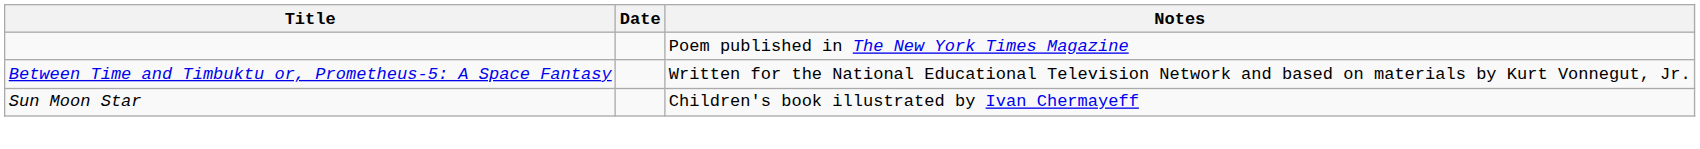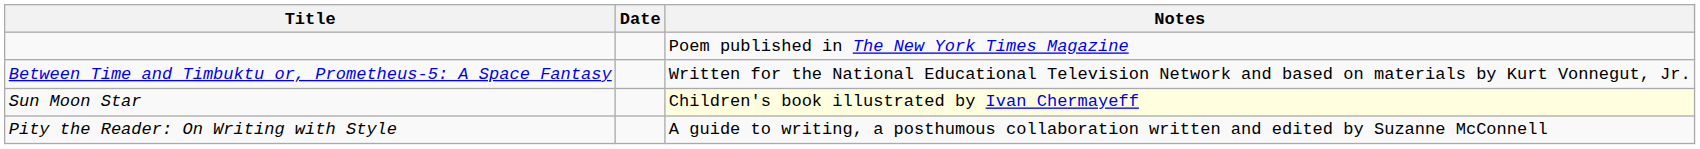(904, 102) no background -> (904, 102) lightyellow background
+ row: (203, 130)
